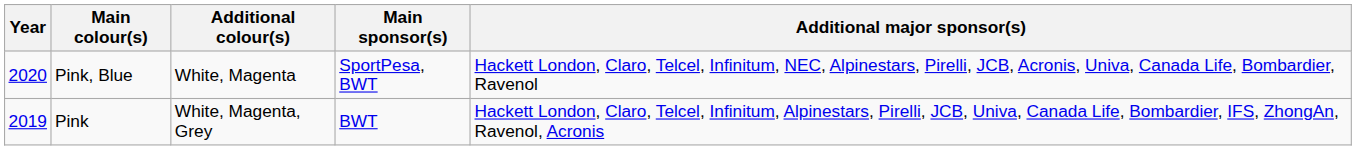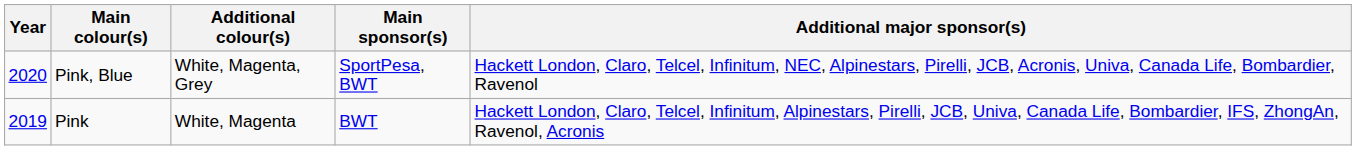(235, 74) White, Magenta -> (238, 74) White, Magenta, Grey
(238, 121) White, Magenta, Grey -> (235, 121) White, Magenta
